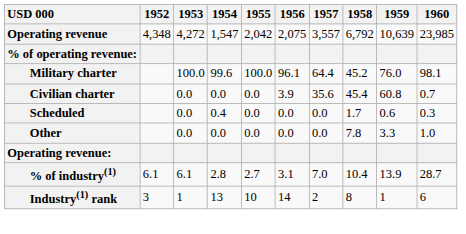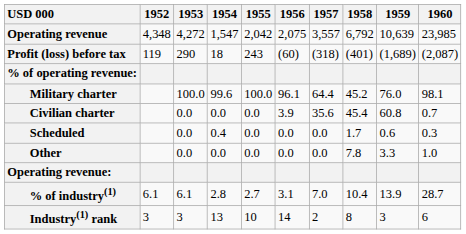+ row: (66, 53)
(180, 197) 1 -> (180, 217) 3
(383, 197) 1 -> (383, 217) 3
